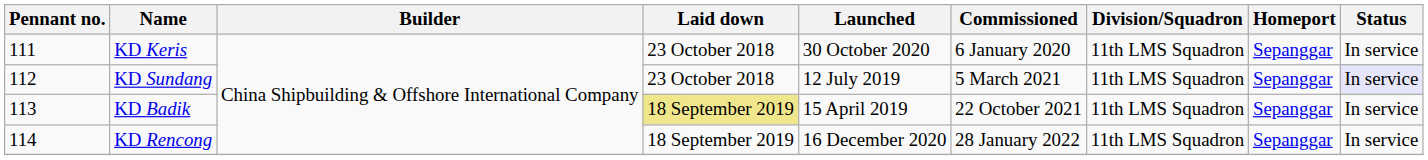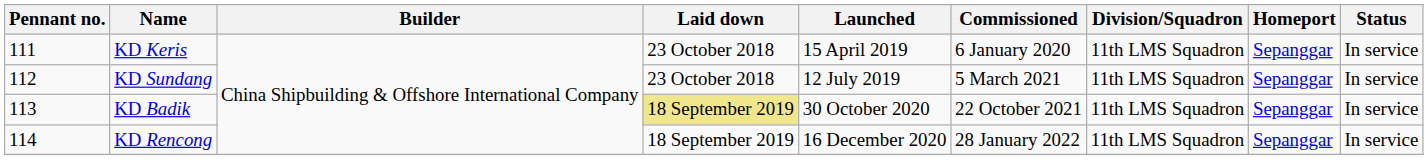(866, 49) 30 October 2020 -> (855, 49) 15 April 2019
(1381, 79) lavender background -> (1381, 79) no background
(855, 109) 15 April 2019 -> (866, 109) 30 October 2020
